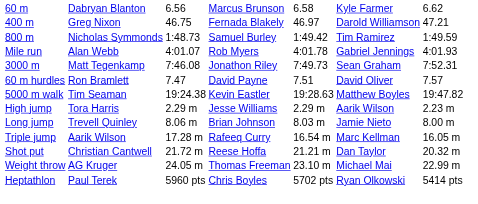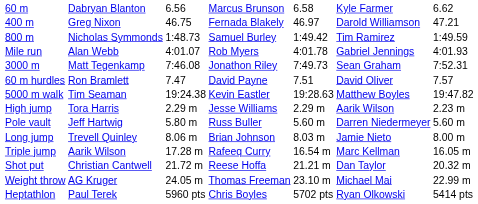+ row: (28, 123)
